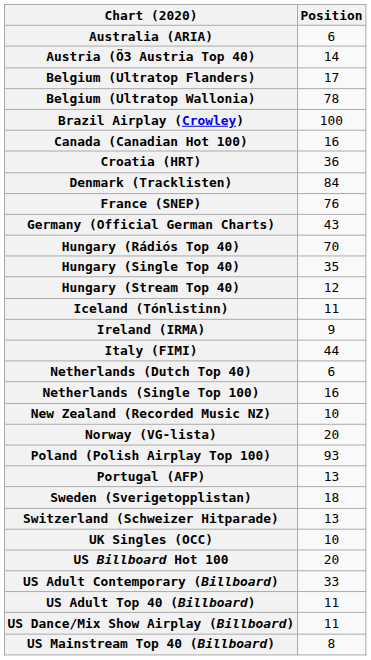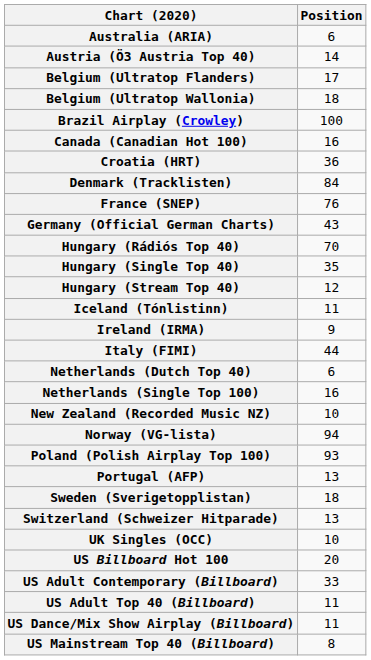(331, 99) 78 -> (331, 99) 18
(331, 434) 20 -> (331, 434) 94
